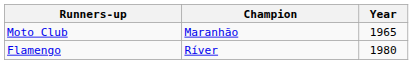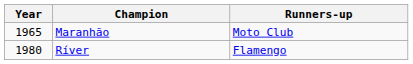columns swapped: (383, 14) <-> (93, 14)
